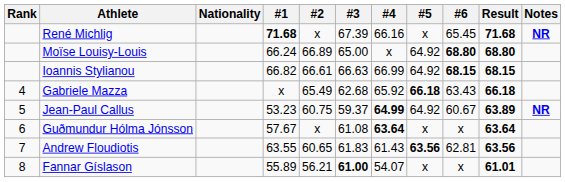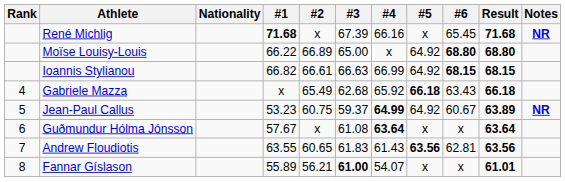(281, 53) 66.24 -> (281, 53) 66.22
